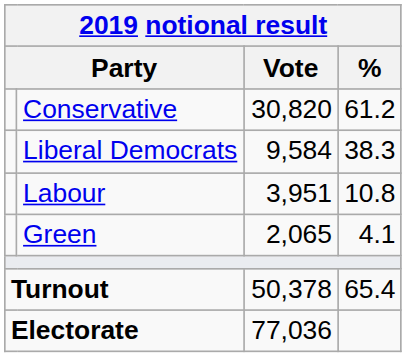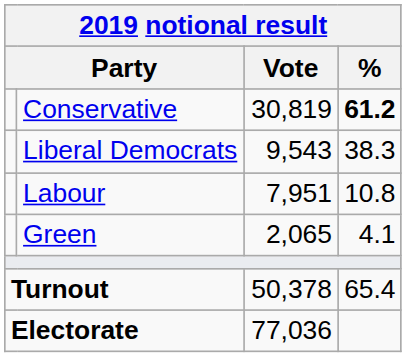(292, 109) 30,820 -> (292, 109) 30,819
(370, 109) normal -> (370, 109) bold
(299, 151) 9,584 -> (299, 151) 9,543
(299, 192) 3,951 -> (299, 192) 7,951
